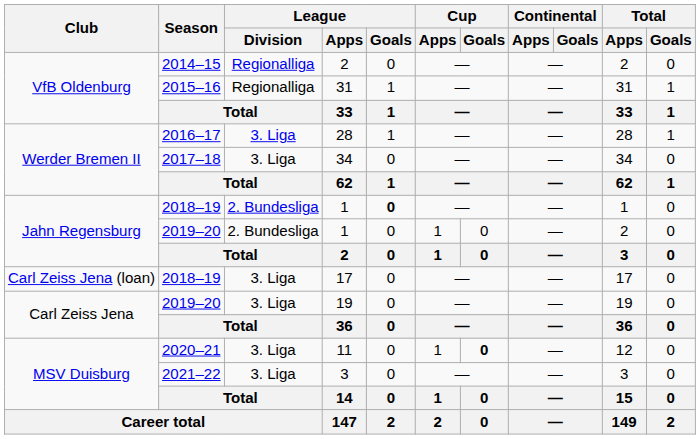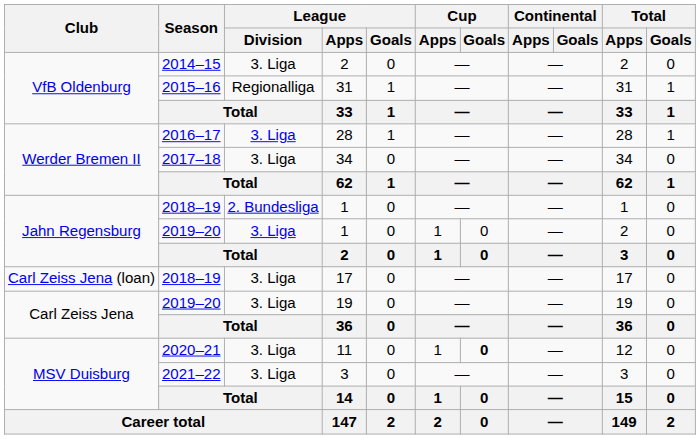(273, 64) Regionalliga -> (273, 64) 3. Liga
(391, 207) bold -> (391, 207) normal
(273, 231) 2. Bundesliga -> (273, 231) 3. Liga
